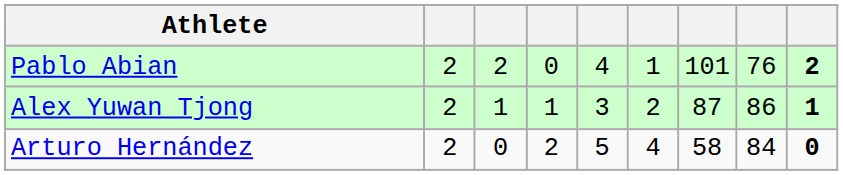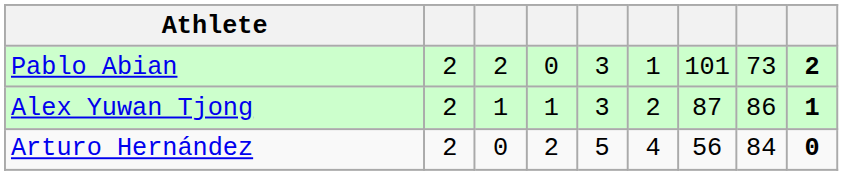(602, 67) 4 -> (602, 67) 3
(761, 67) 76 -> (761, 67) 73
(707, 149) 58 -> (707, 149) 56
